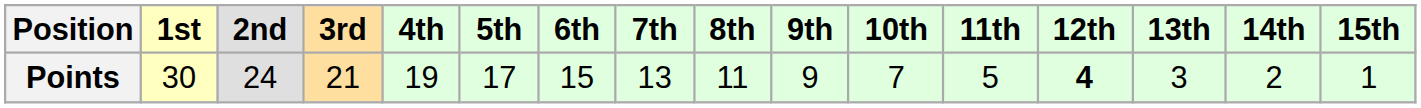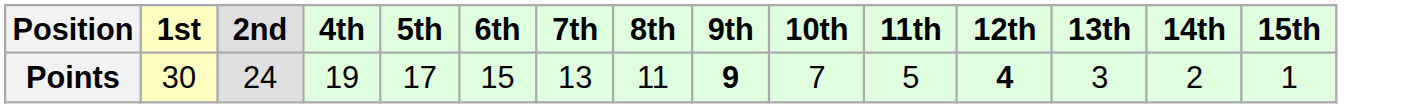- column: (343, 29)
(810, 77) normal -> (731, 77) bold
